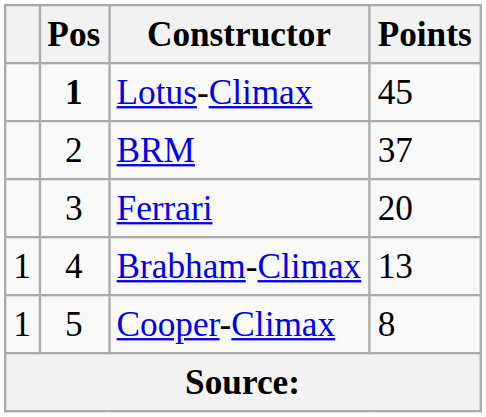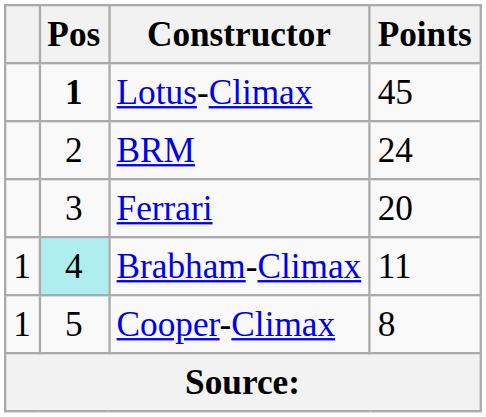(395, 150) 37 -> (395, 150) 24
(74, 266) no background -> (74, 266) paleturquoise background
(395, 266) 13 -> (395, 266) 11
